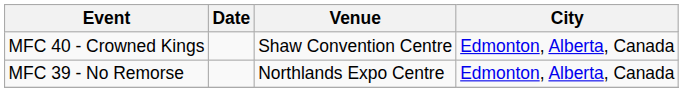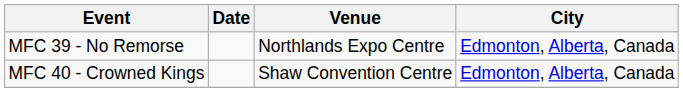rows swapped: (96, 73) <-> (106, 45)
